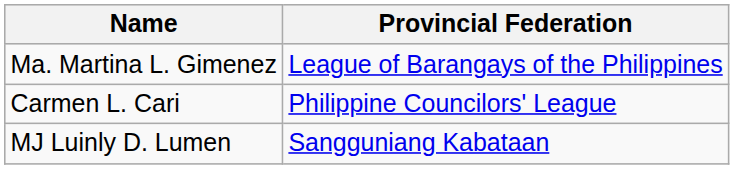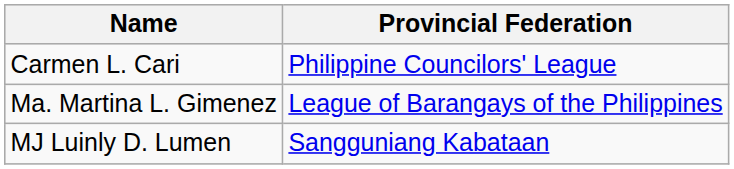rows swapped: (144, 63) <-> (95, 103)
